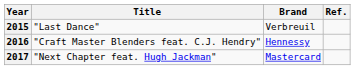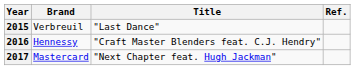columns swapped: (293, 12) <-> (147, 12)
